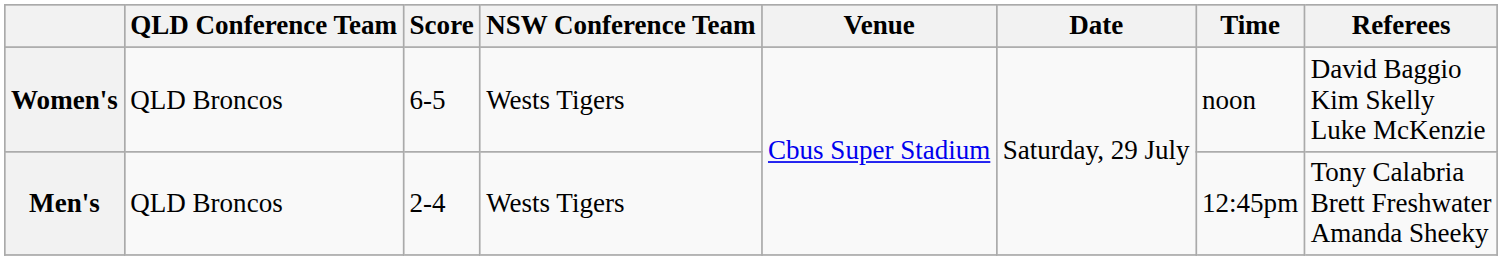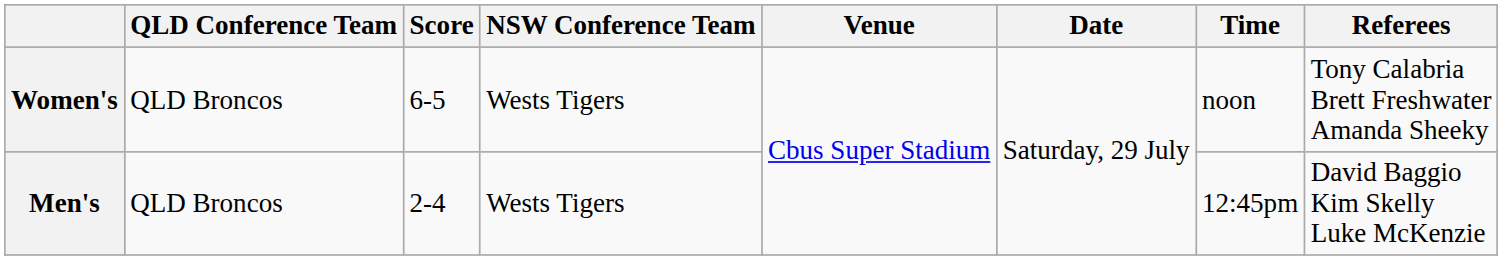(1398, 99) David Baggio Kim Skelly Luke McKenzie -> (1401, 99) Tony Calabria Brett Freshwater Amanda Sheeky
(1401, 202) Tony Calabria Brett Freshwater Amanda Sheeky -> (1398, 202) David Baggio Kim Skelly Luke McKenzie
